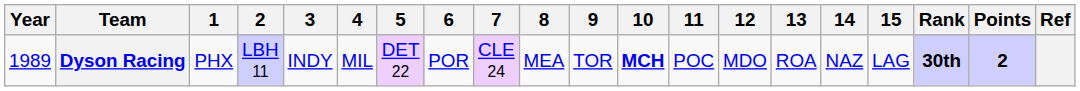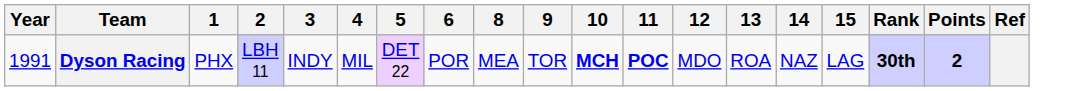- column: (496, 20)
(30, 60) 1989 -> (30, 60) 1991
(694, 60) normal -> (648, 60) bold
